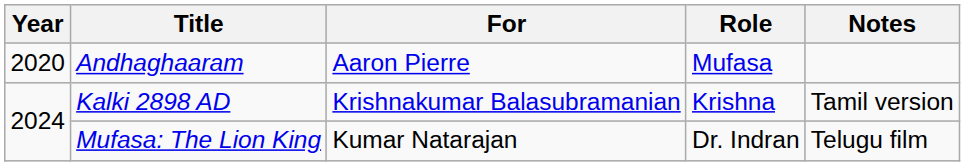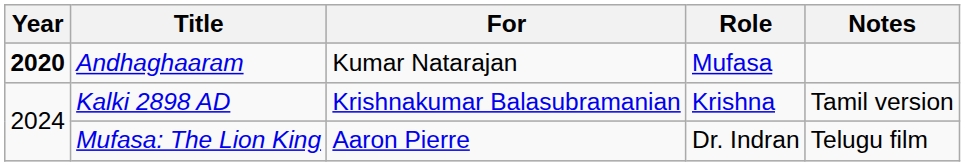(38, 62) normal -> (38, 62) bold
(401, 62) Aaron Pierre -> (425, 62) Kumar Natarajan
(425, 140) Kumar Natarajan -> (401, 140) Aaron Pierre
